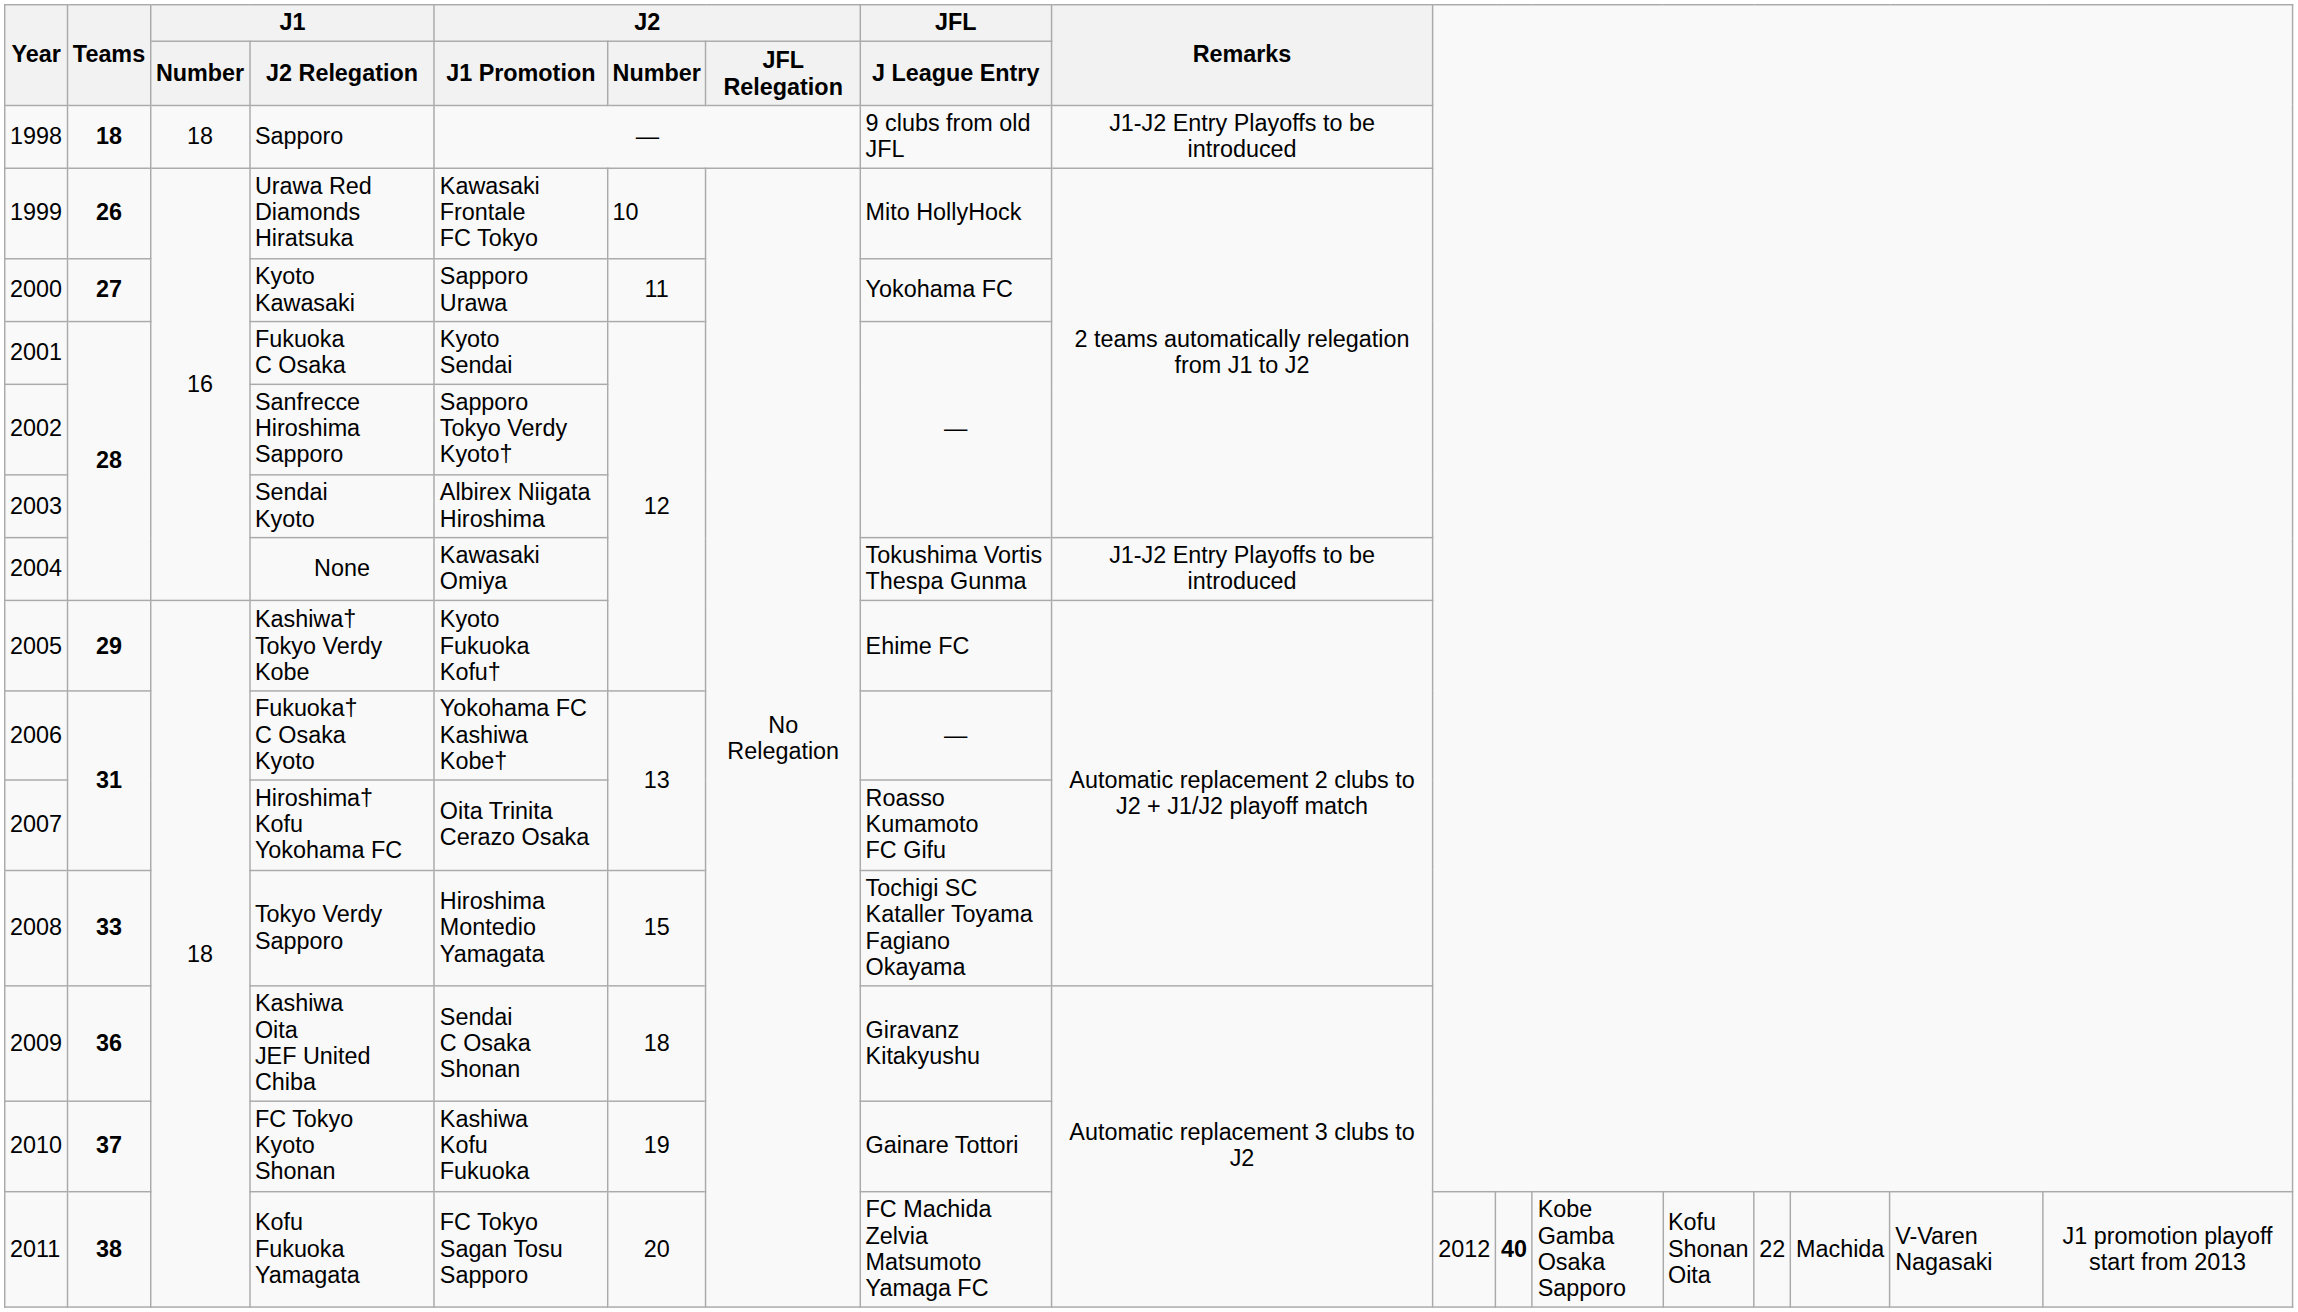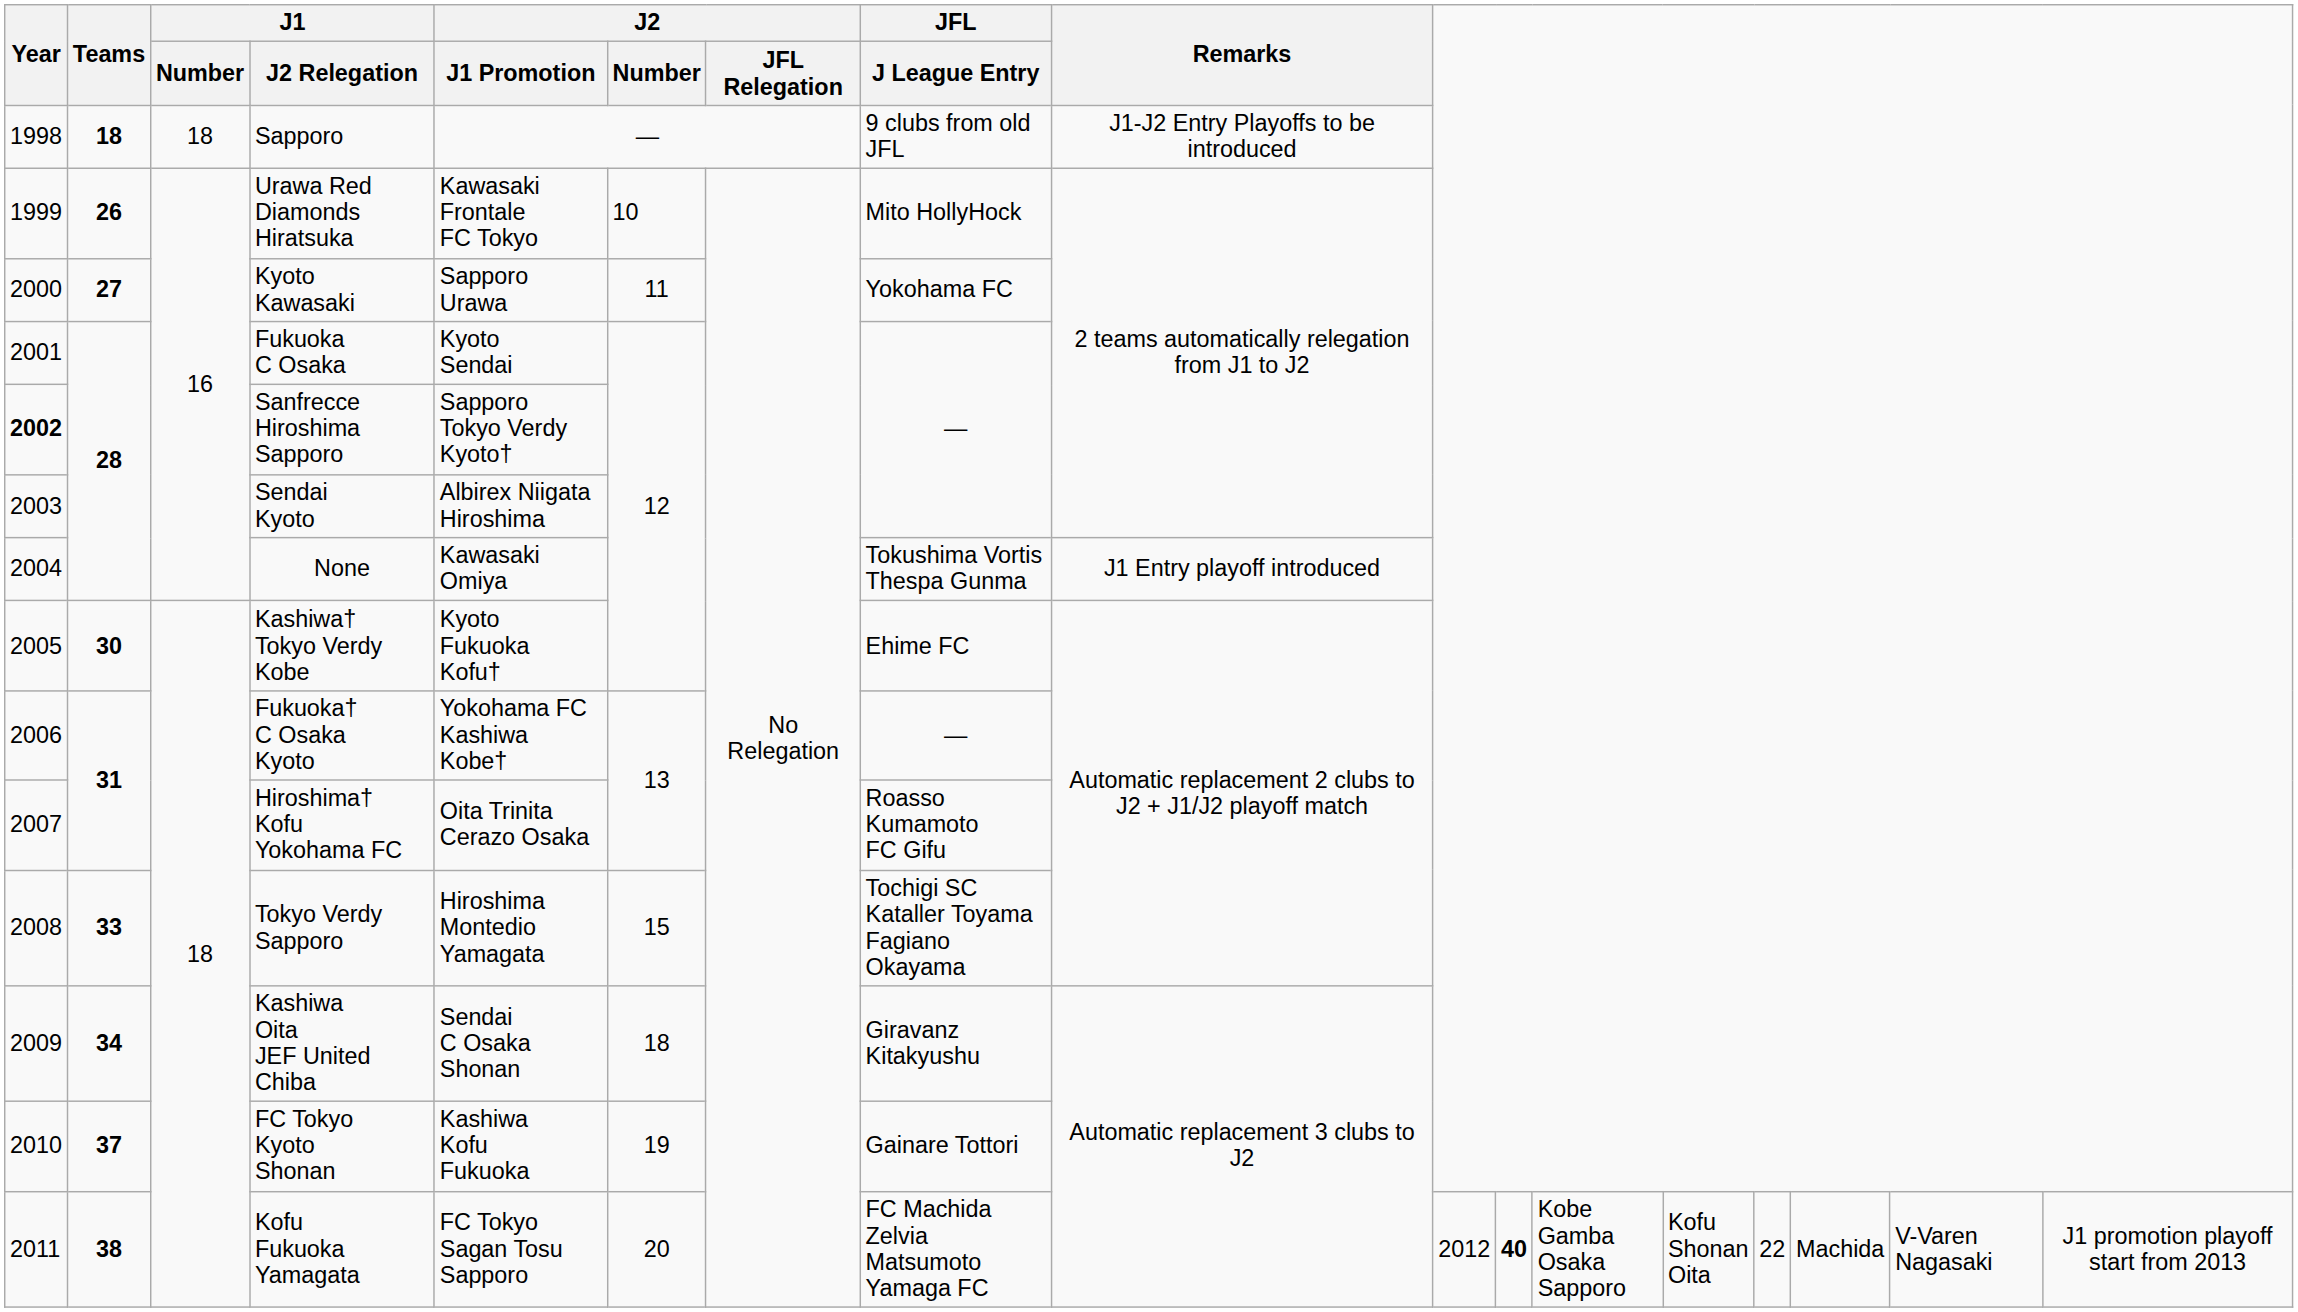(36, 429) normal -> (36, 429) bold
(1242, 569) J1-J2 Entry Playoffs to be introduced -> (1242, 569) J1 Entry playoff introduced
(109, 645) 29 -> (109, 645) 30
(109, 1043) 36 -> (109, 1043) 34
